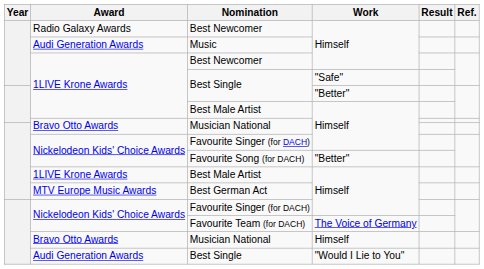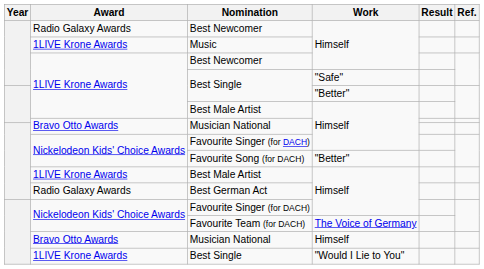(88, 45) Audi Generation Awards -> (80, 45) 1LIVE Krone Awards
(95, 191) MTV Europe Music Awards -> (82, 191) Radio Galaxy Awards
(88, 256) Audi Generation Awards -> (80, 256) 1LIVE Krone Awards
